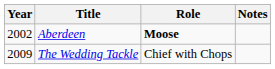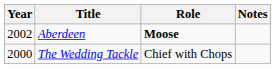(20, 53) 2009 -> (20, 53) 2000
